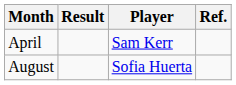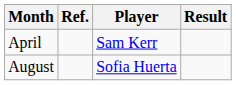columns swapped: (83, 17) <-> (213, 17)
